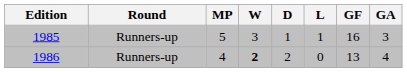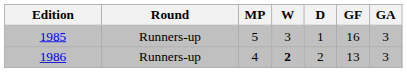- column: (320, 15)
(386, 57) 4 -> (386, 57) 3
